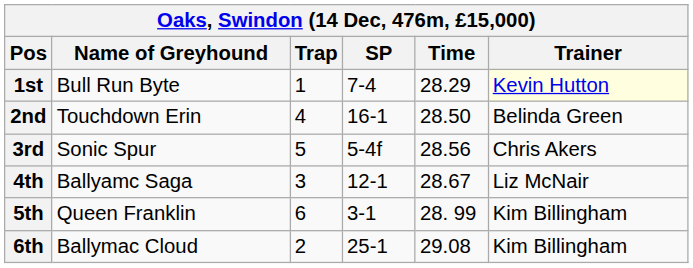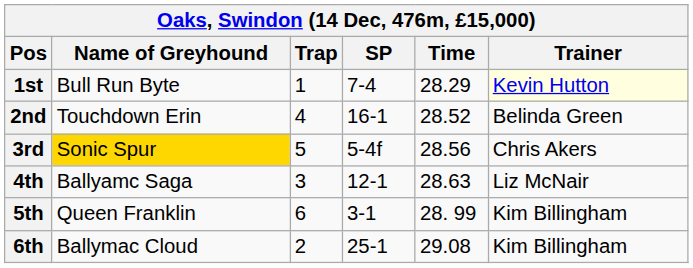(445, 117) 28.50 -> (445, 117) 28.52
(106, 149) no background -> (106, 149) gold background
(445, 181) 28.67 -> (445, 181) 28.63
